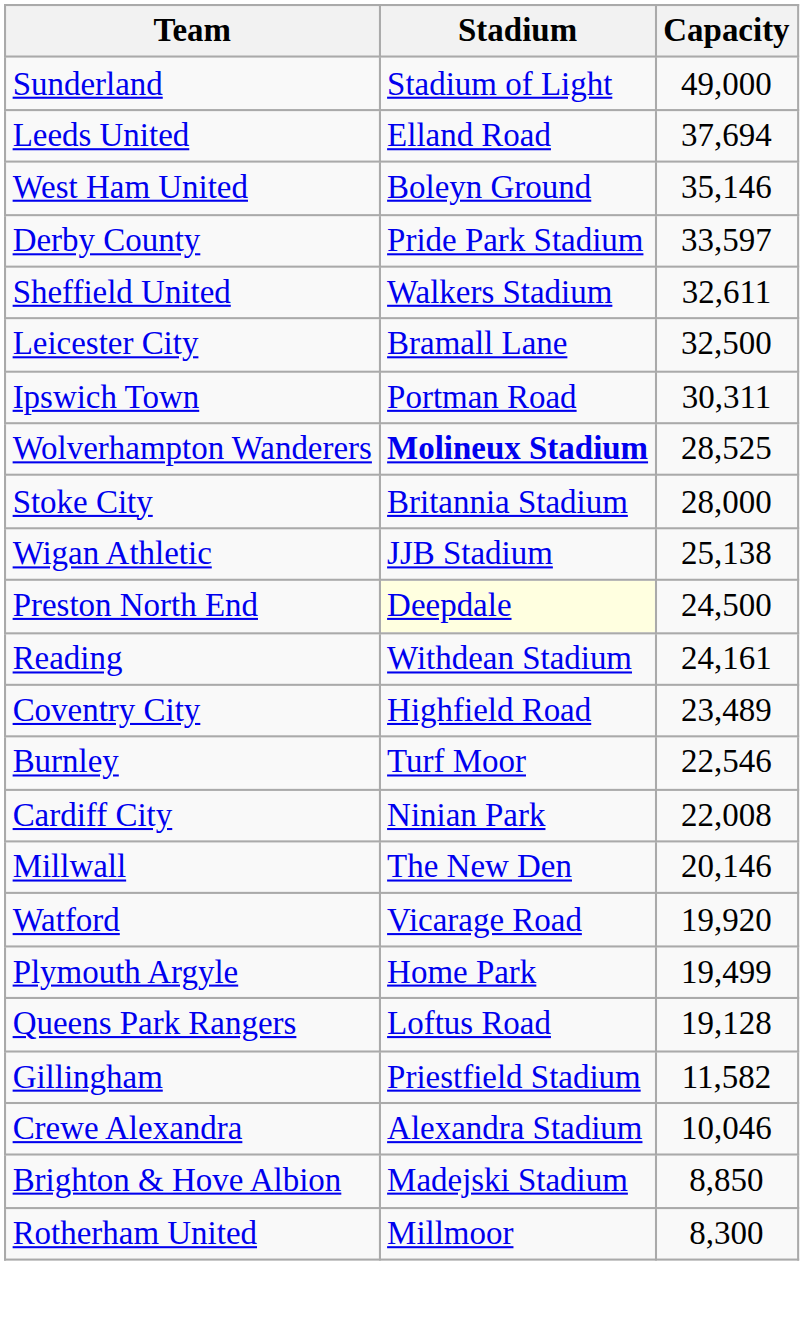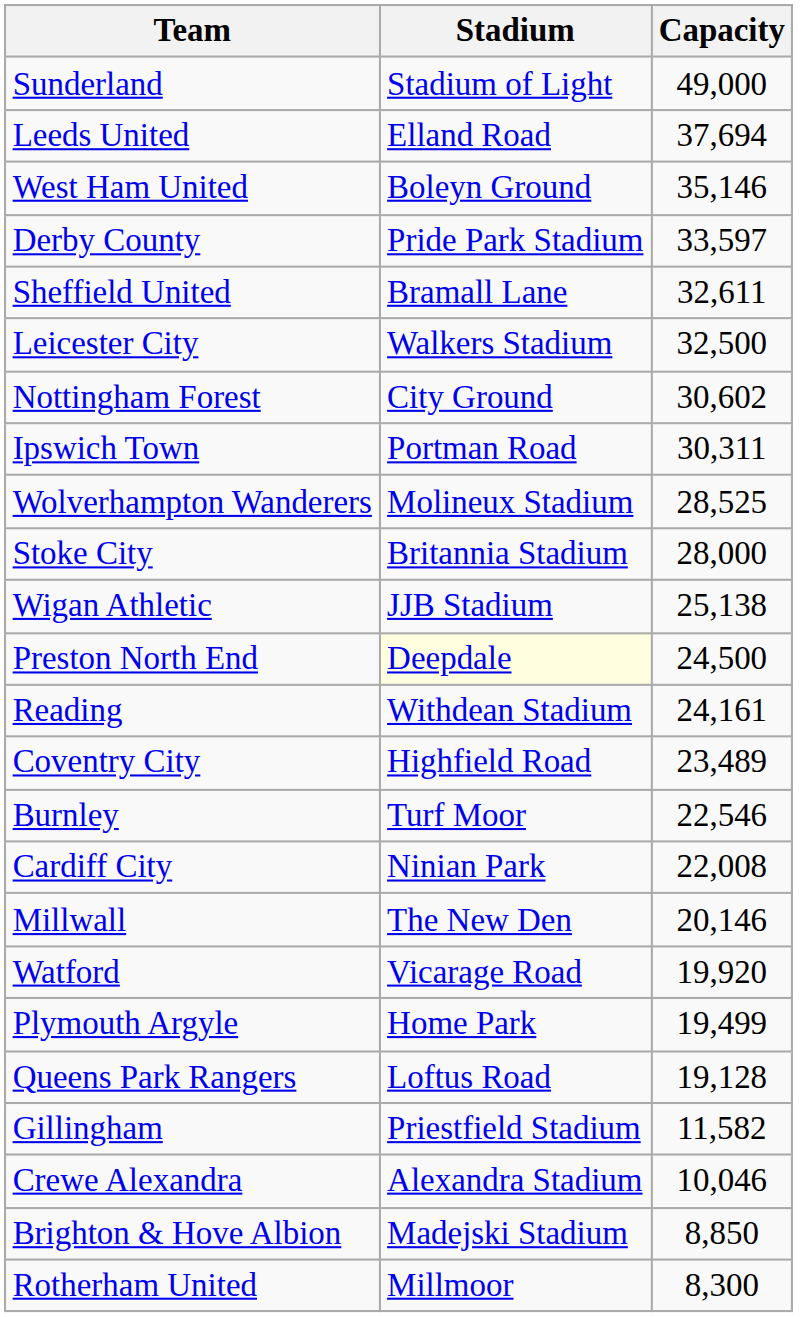(500, 291) Walkers Stadium -> (477, 291) Bramall Lane
(477, 344) Bramall Lane -> (500, 344) Walkers Stadium
+ row: (137, 396)
(518, 448) bold -> (510, 501) normal
